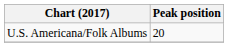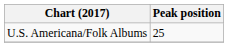(159, 32) 20 -> (159, 32) 25
